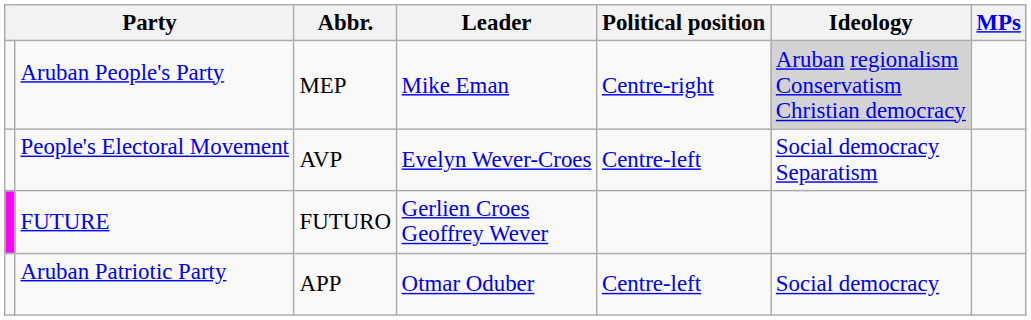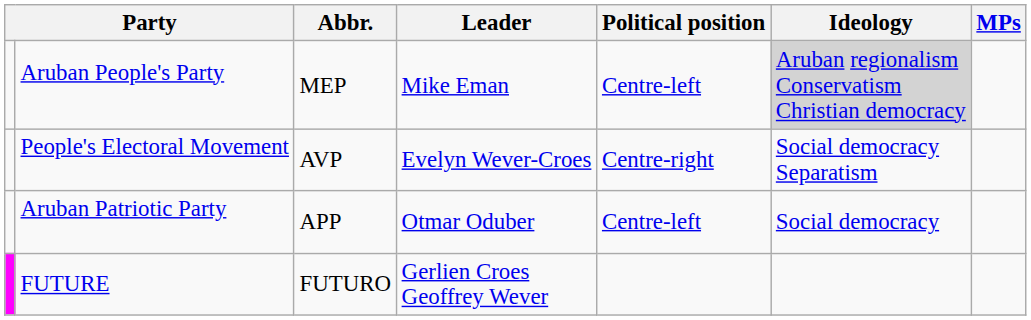(658, 84) Centre-right -> (651, 84) Centre-left
(651, 159) Centre-left -> (658, 159) Centre-right
rows swapped: (65, 221) <-> (123, 270)
